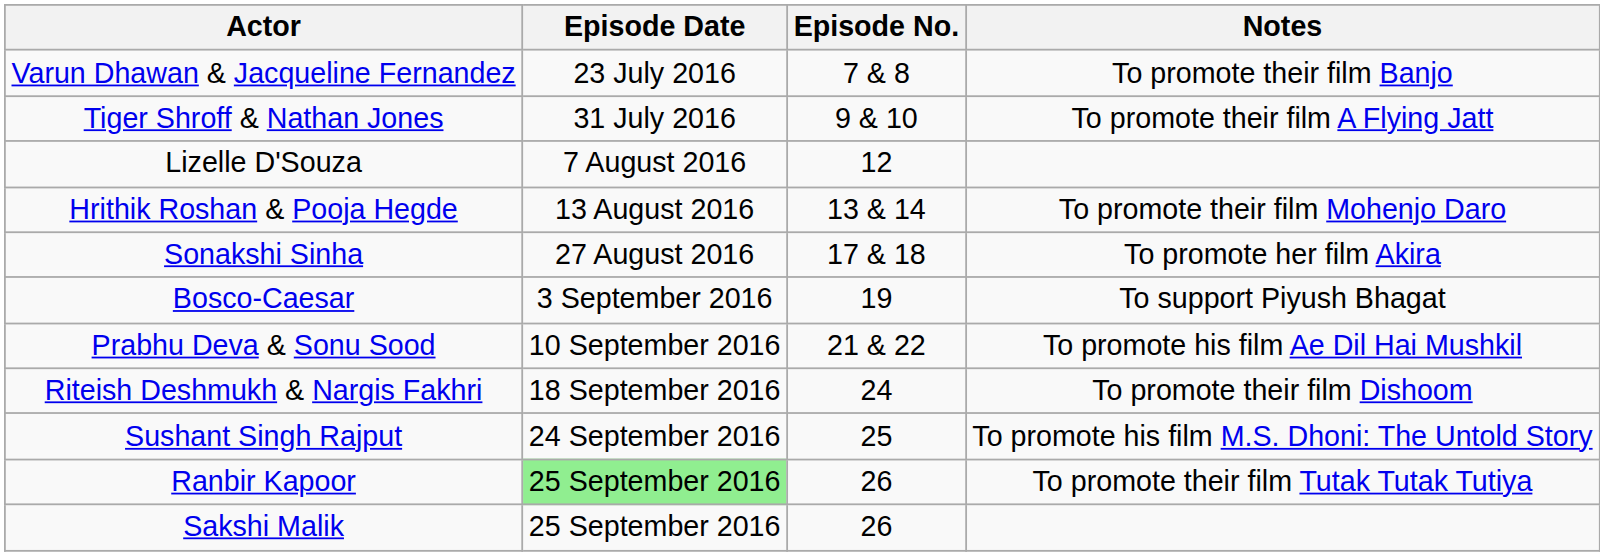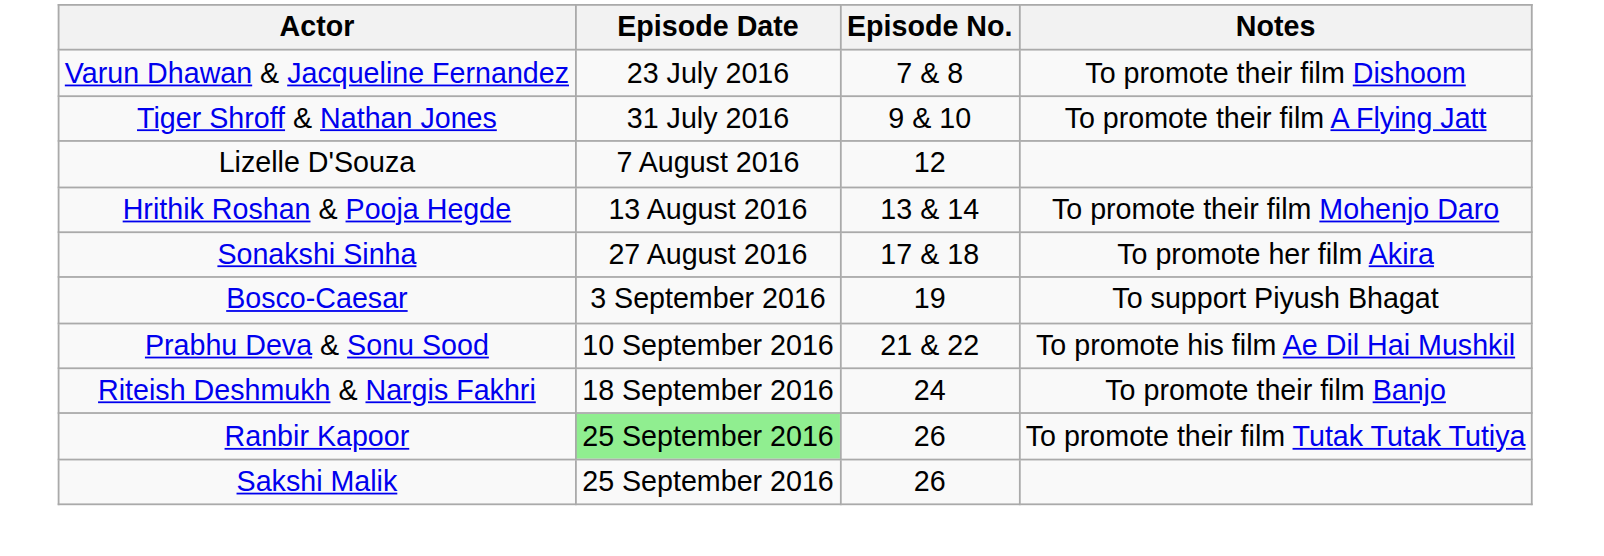(1282, 72) To promote their film Banjo -> (1276, 72) To promote their film Dishoom
(1282, 390) To promote their film Dishoom -> (1276, 390) To promote their film Banjo
- row: (264, 436)
